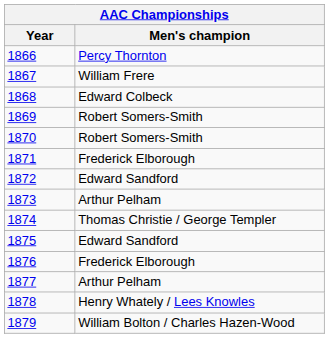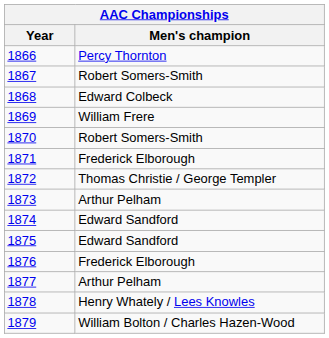(116, 76) William Frere -> (140, 76) Robert Somers-Smith
(140, 117) Robert Somers-Smith -> (116, 117) William Frere
(128, 179) Edward Sandford -> (177, 179) Thomas Christie / George Templer
(177, 220) Thomas Christie / George Templer -> (128, 220) Edward Sandford
